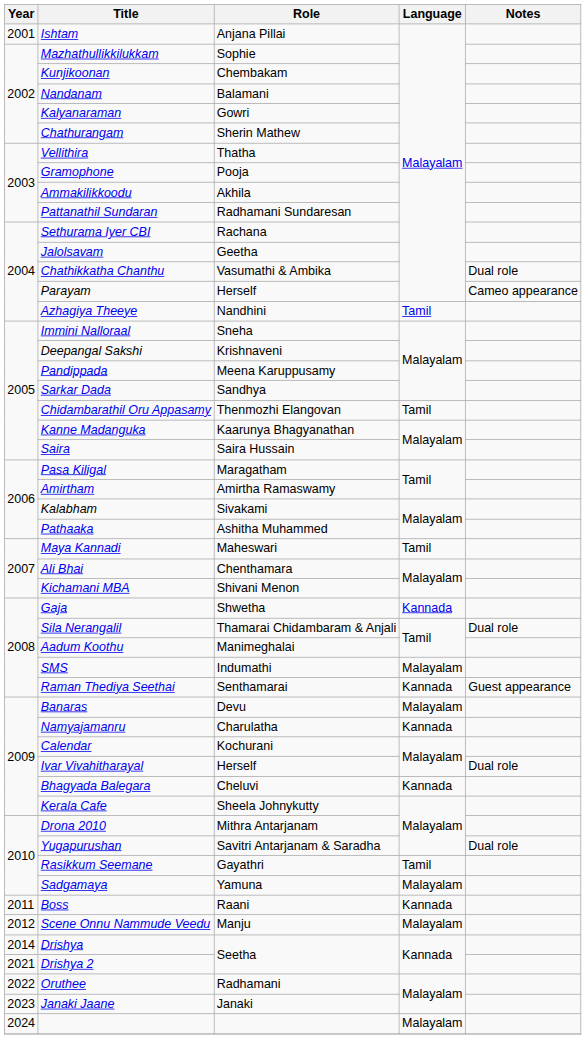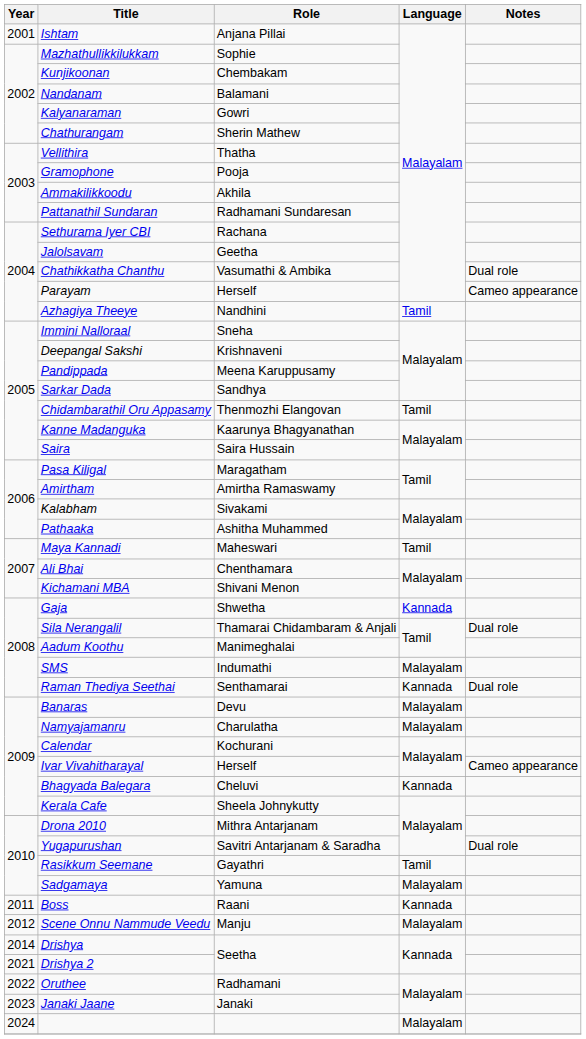(520, 687) Guest appearance -> (493, 687) Dual role
(427, 726) Kannada -> (432, 726) Malayalam
(493, 766) Dual role -> (523, 766) Cameo appearance
